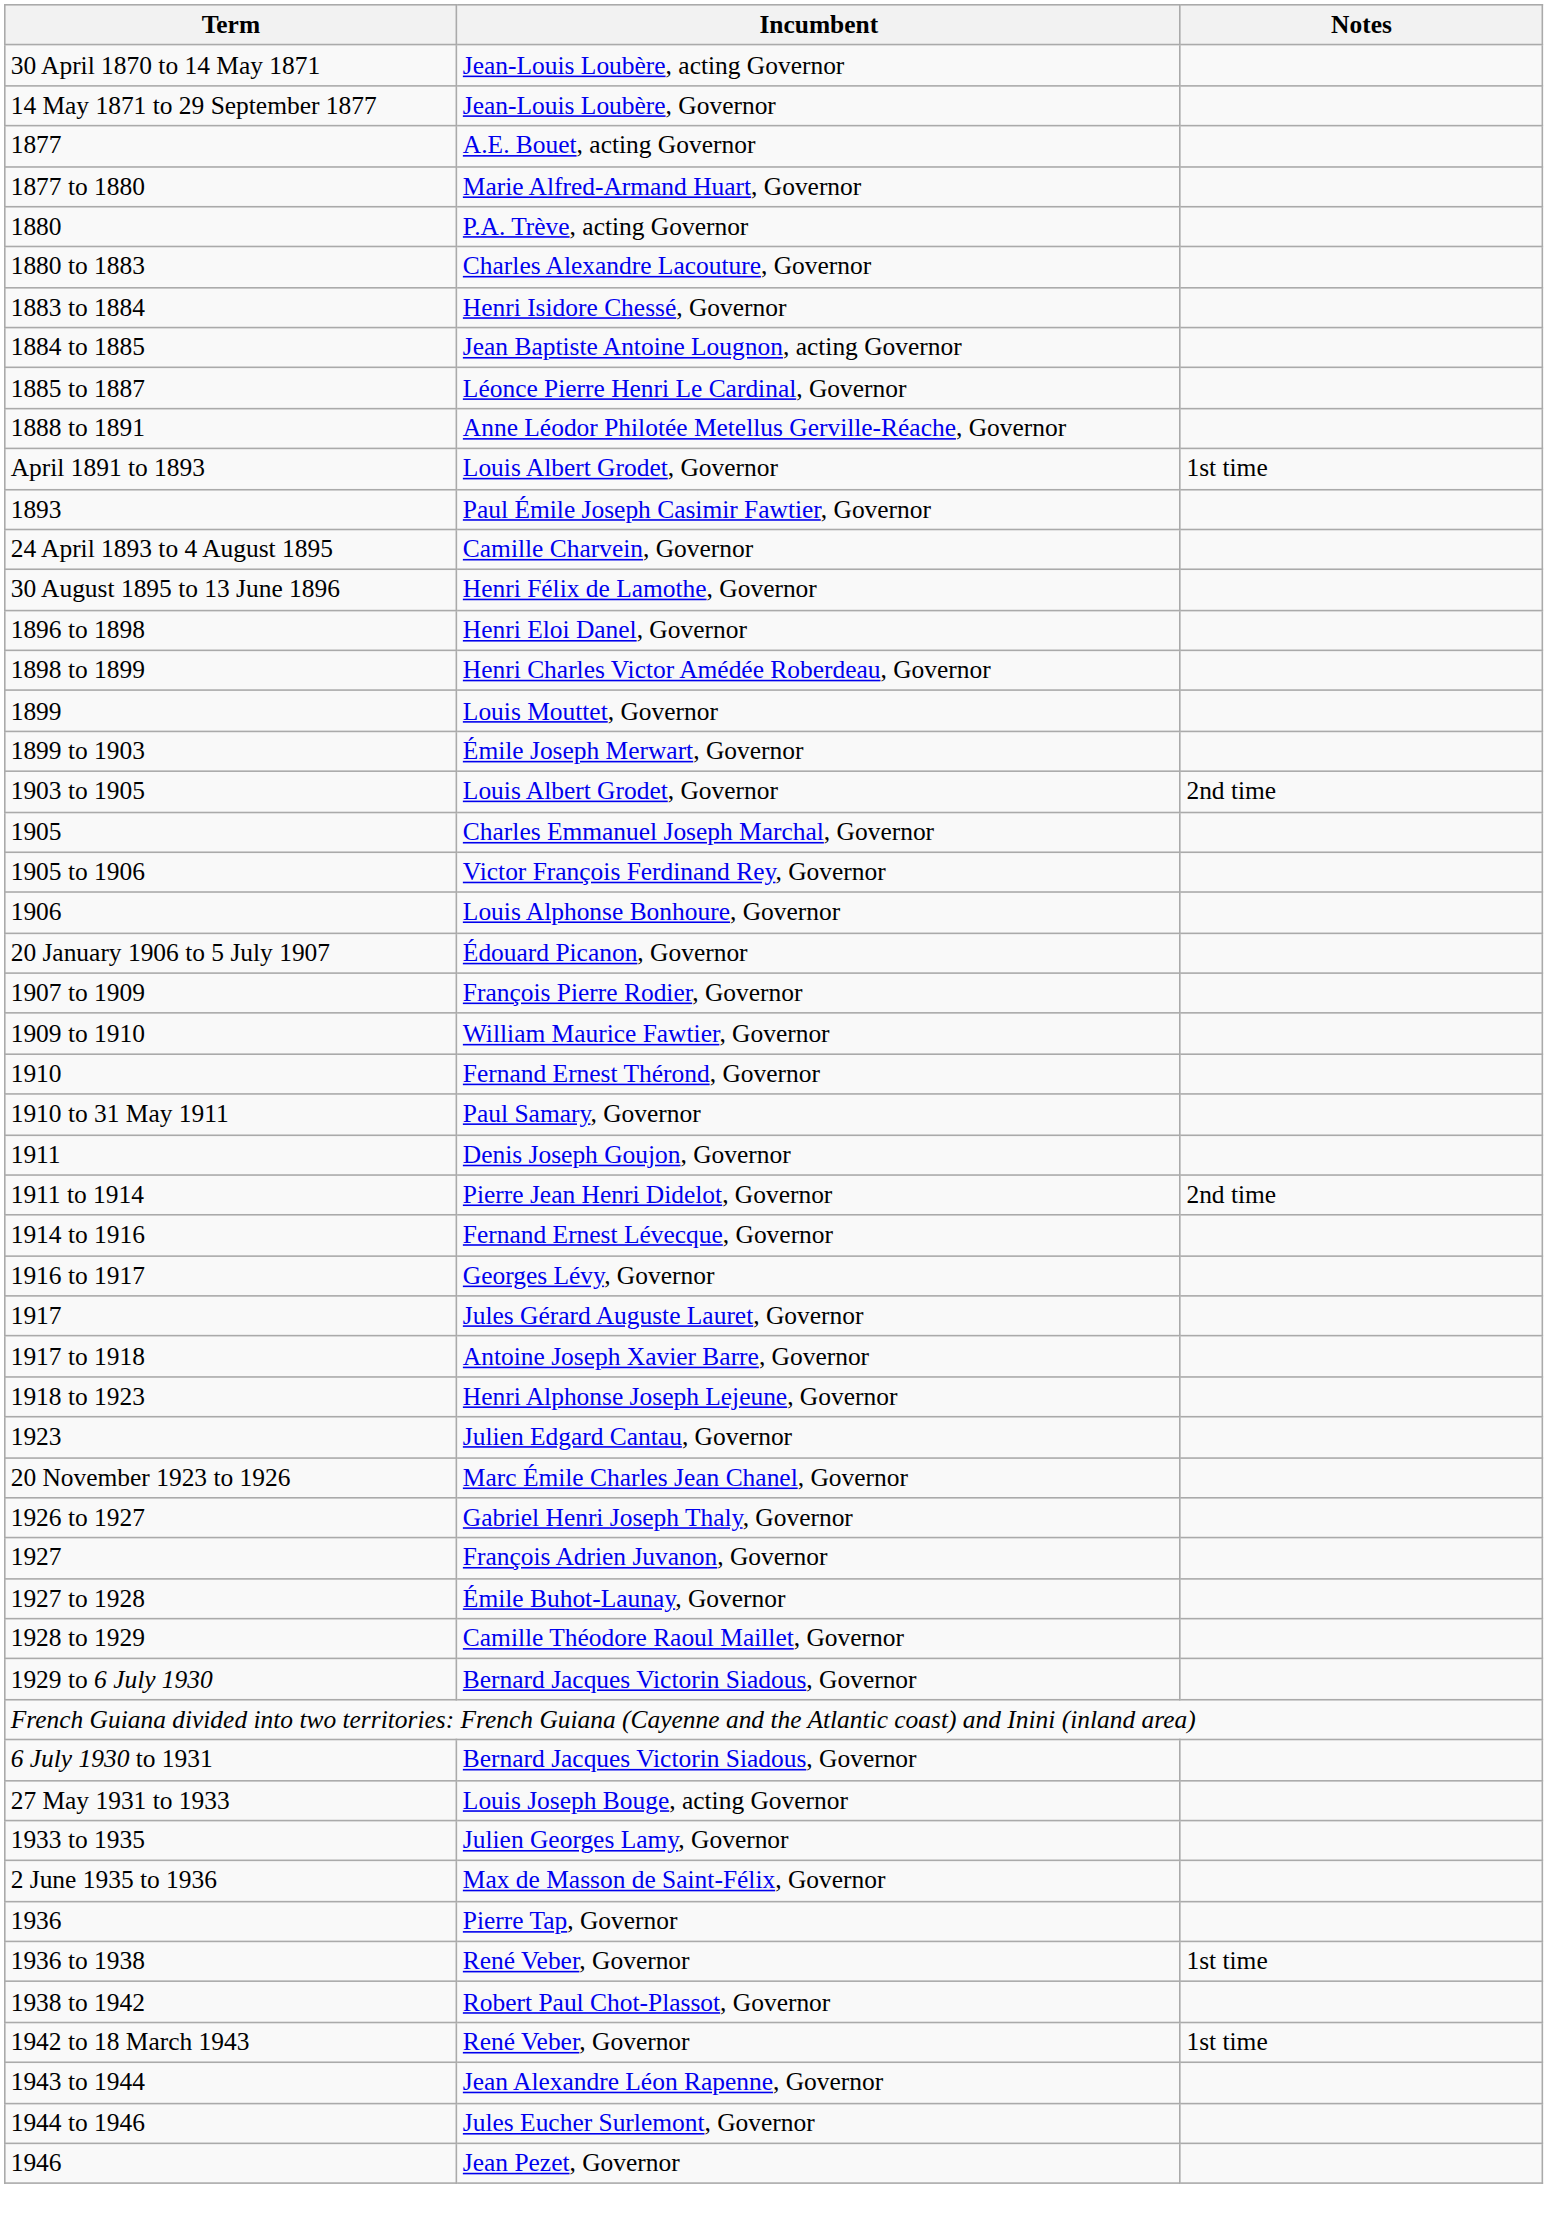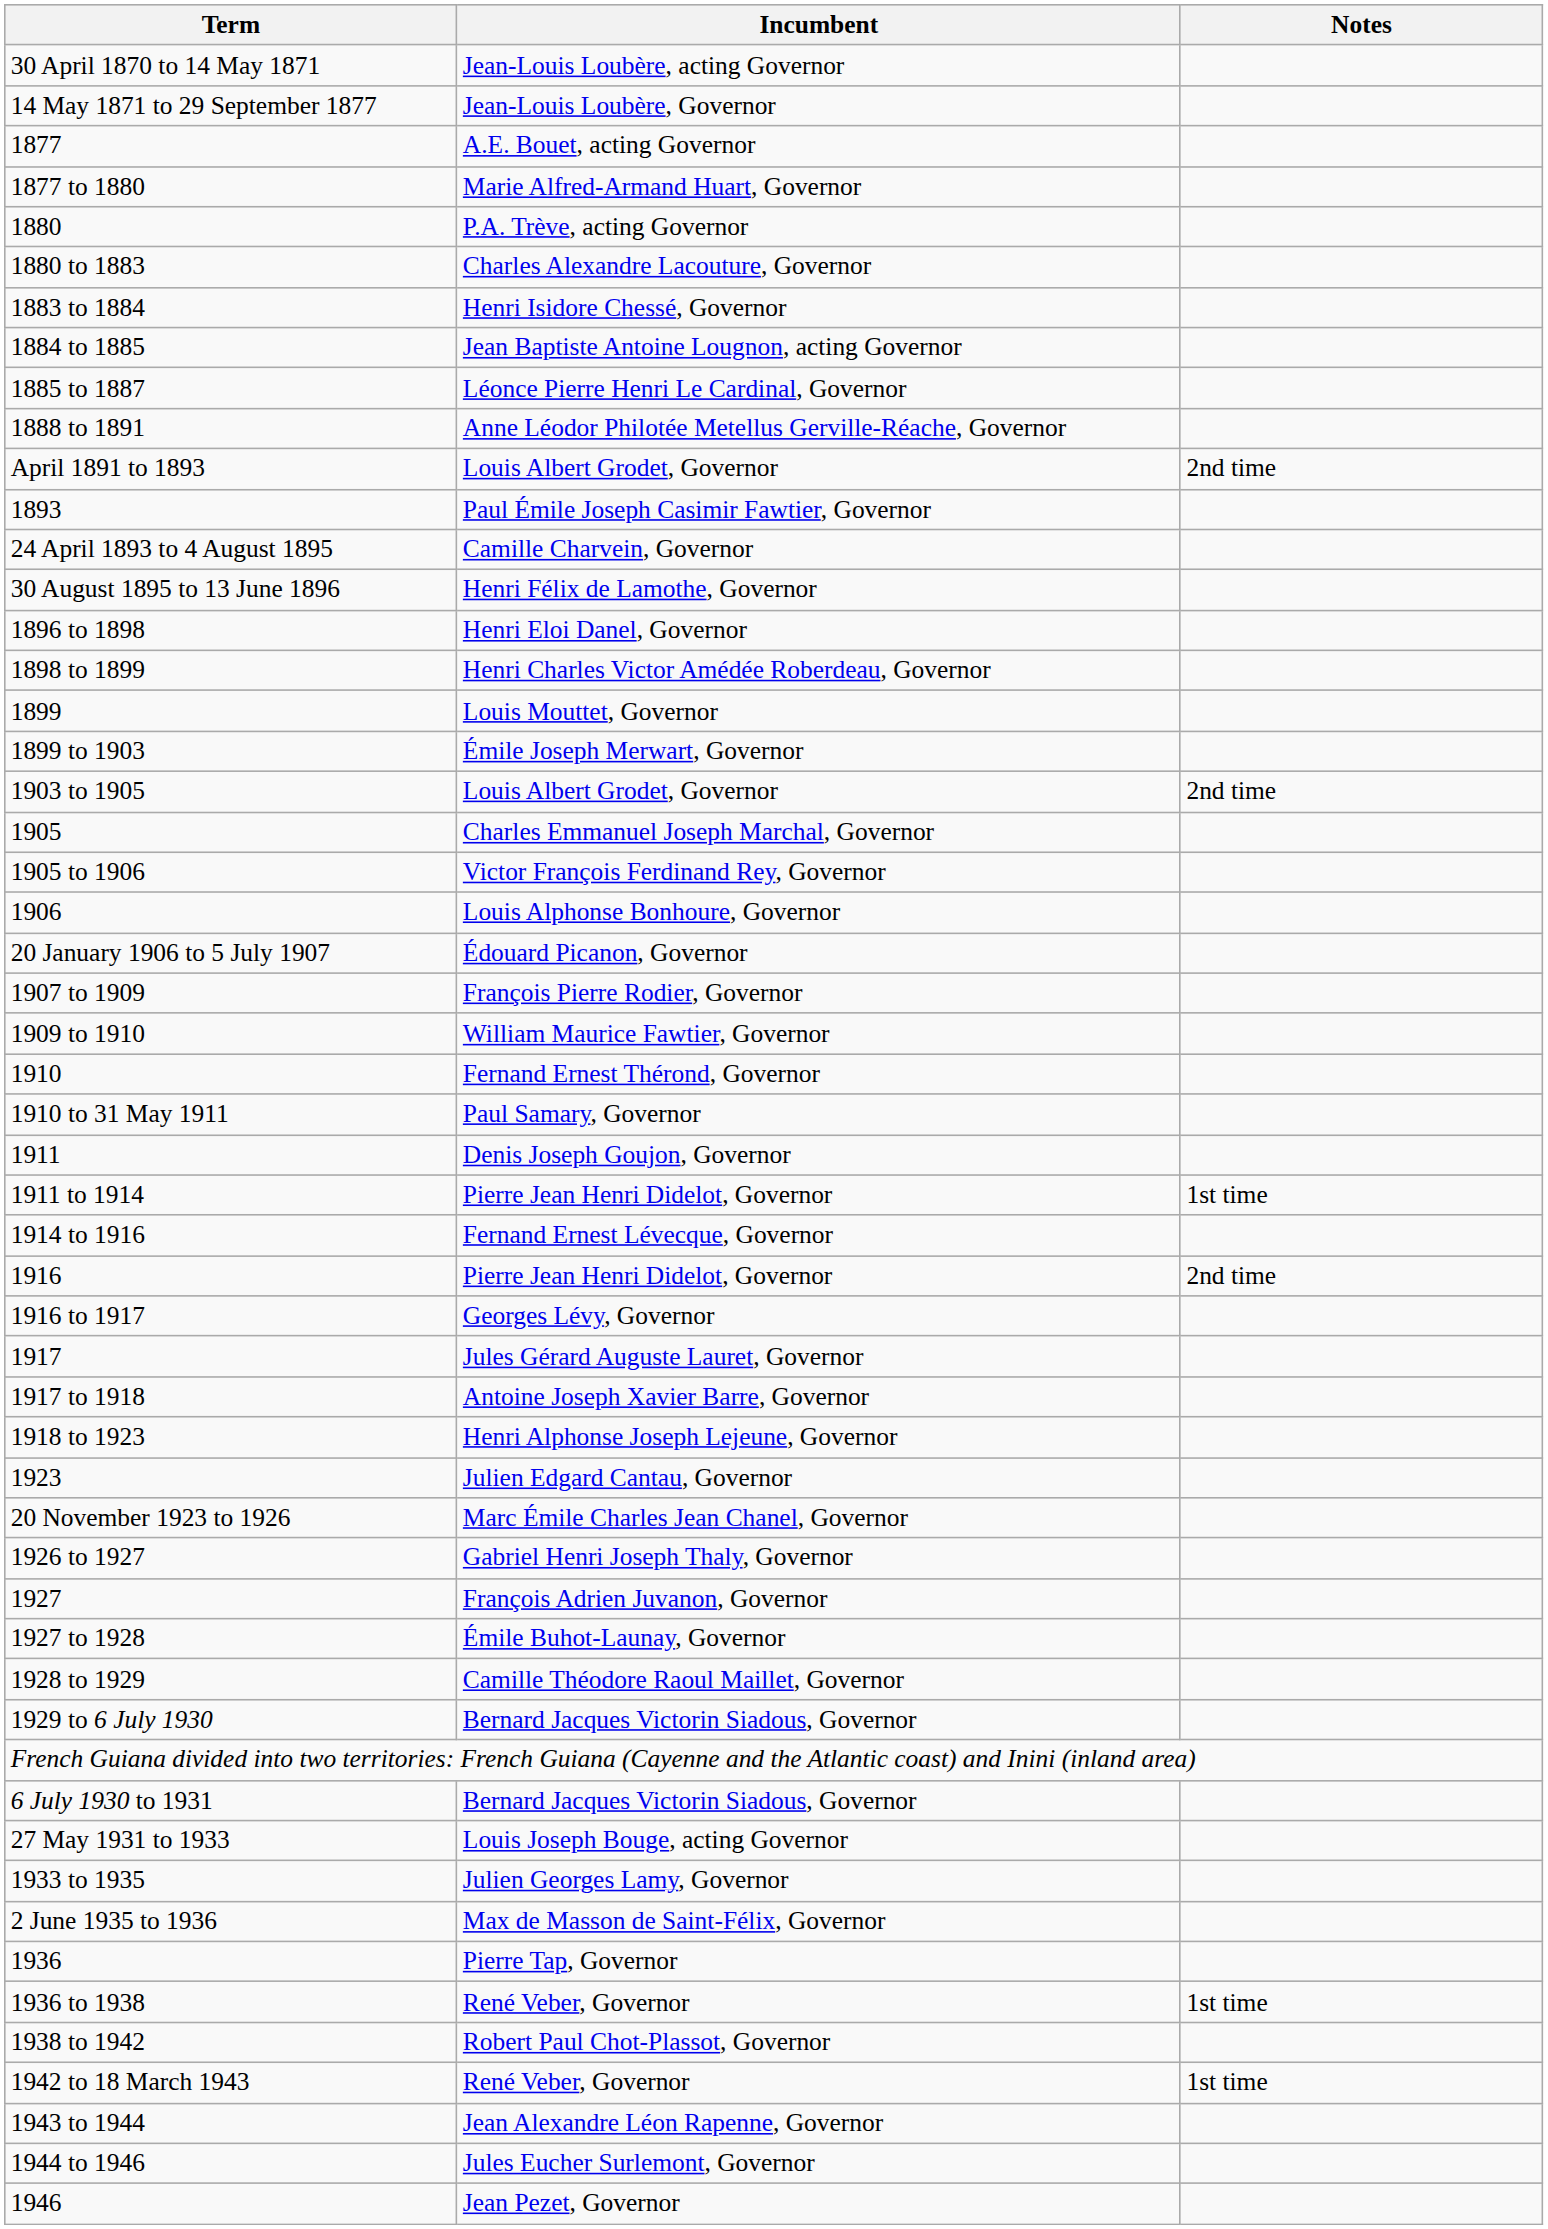(1227, 468) 1st time -> (1231, 468) 2nd time
(1231, 1194) 2nd time -> (1227, 1194) 1st time
+ row: (36, 1275)
